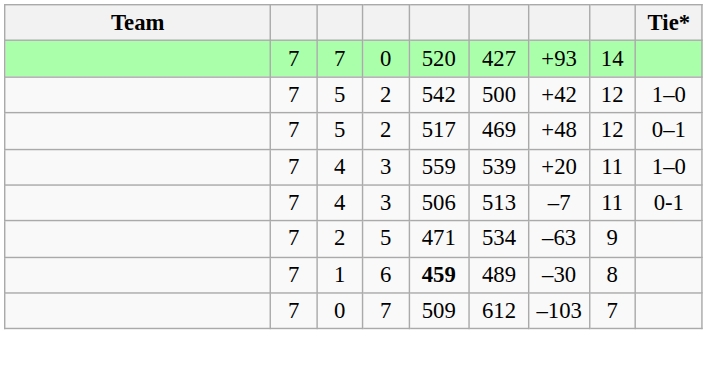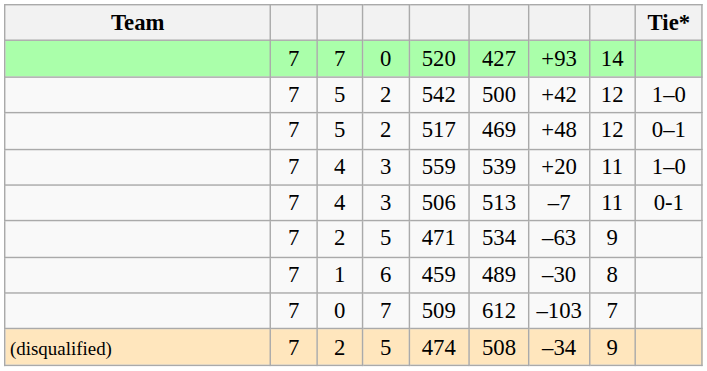(439, 274) bold -> (439, 274) normal
+ row: (61, 348)
